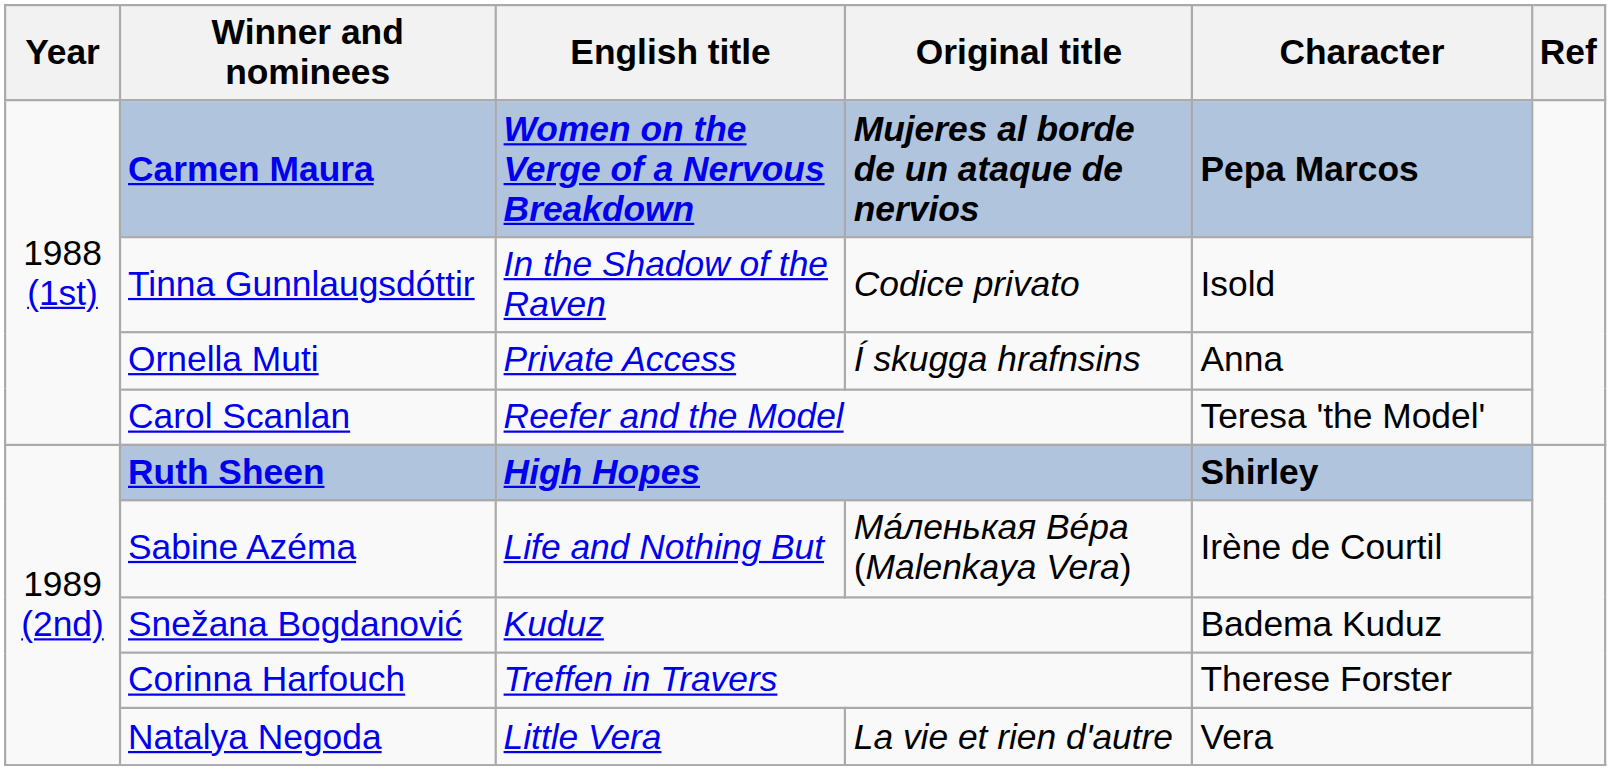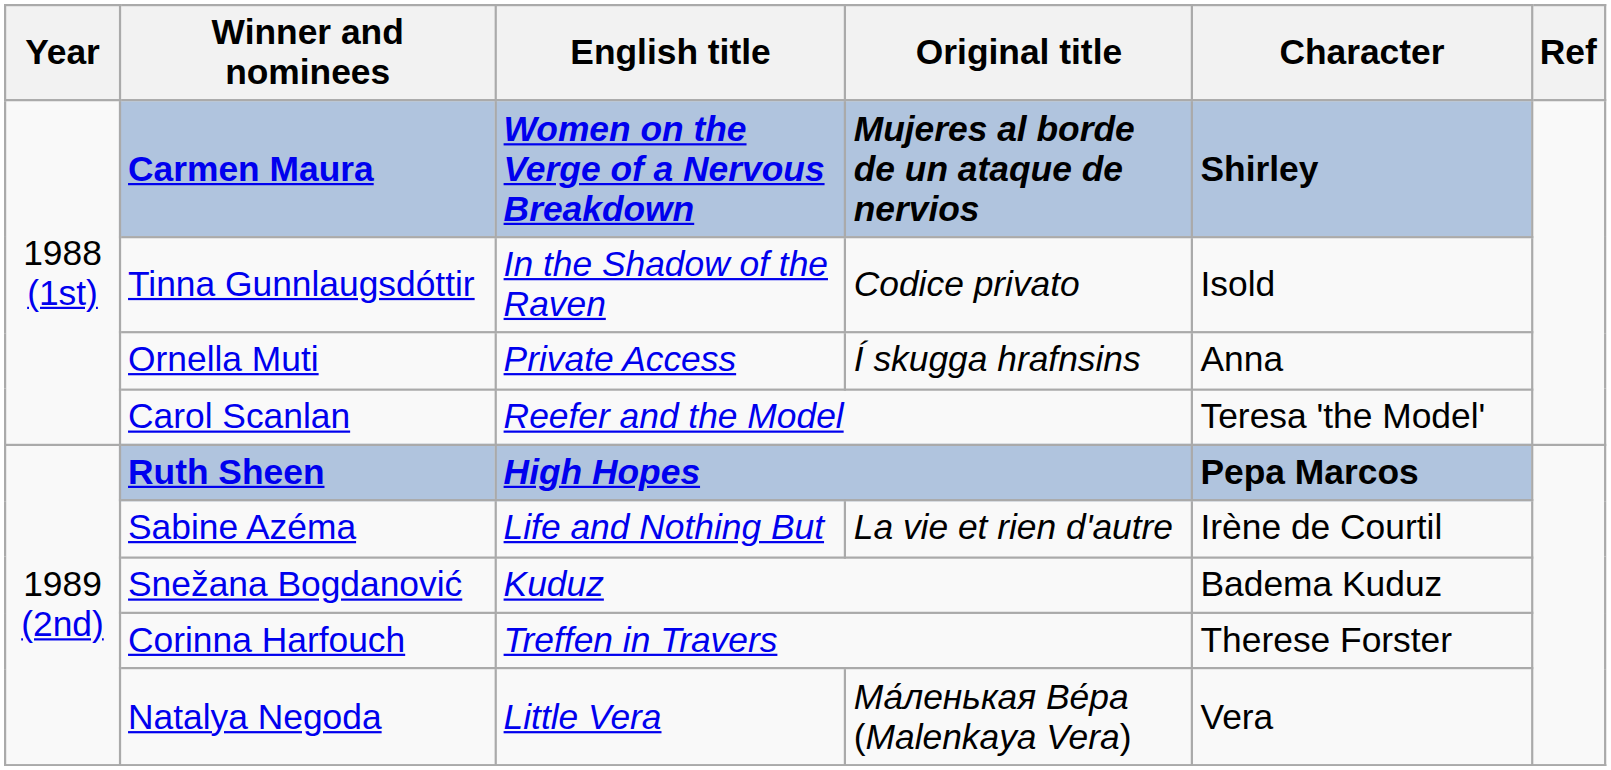(1310, 168) Pepa Marcos -> (1259, 168) Shirley
(1259, 472) Shirley -> (1310, 472) Pepa Marcos
(993, 548) Ма́ленькая Ве́ра (Malenkaya Vera) -> (1013, 528) La vie et rien d'autre
(1013, 736) La vie et rien d'autre -> (993, 716) Ма́ленькая Ве́ра (Malenkaya Vera)
